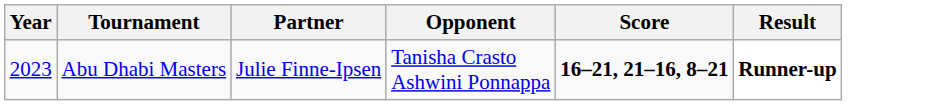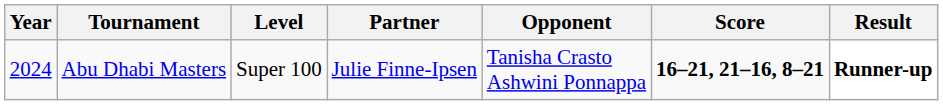+ column: (279, 22)
(31, 69) 2023 -> (31, 69) 2024
